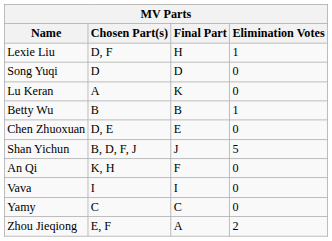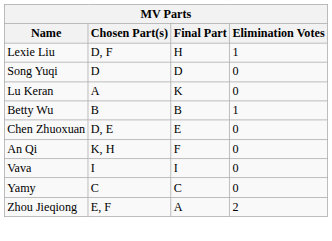- row: (38, 149)
